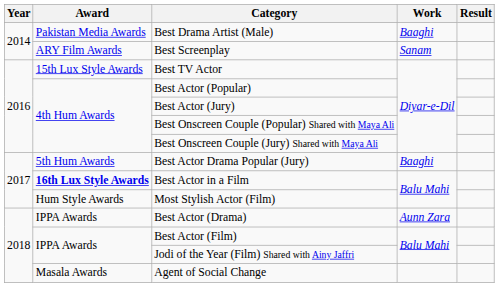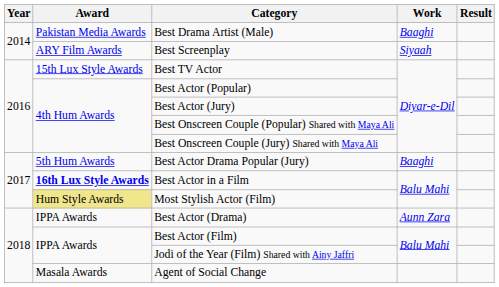(416, 50) Sanam -> (416, 50) Siyaah
(80, 198) no background -> (80, 198) khaki background
